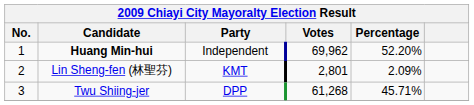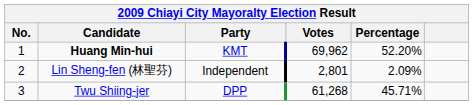(235, 51) Independent -> (235, 51) KMT
(235, 71) KMT -> (235, 71) Independent
